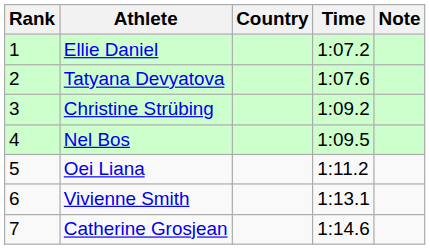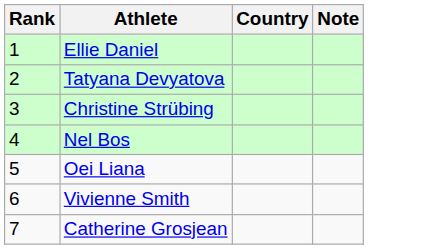- column: (344, 19)
